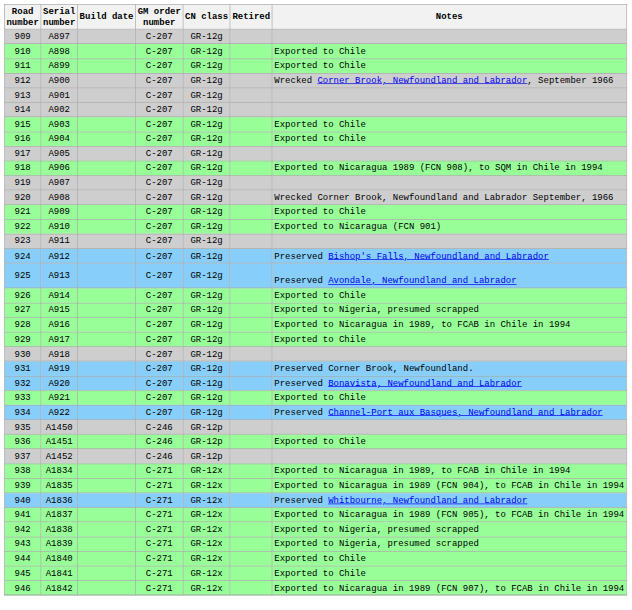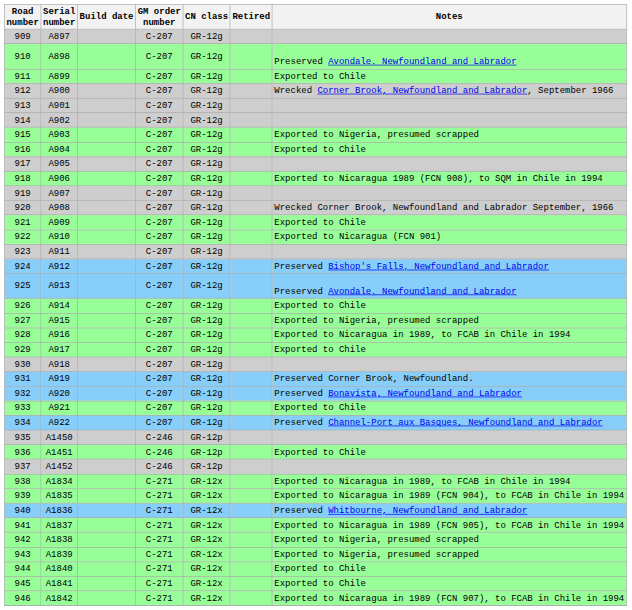(320, 51) Exported to Chile -> (395, 62) Preserved Avondale, Newfoundland and Labrador
(320, 124) Exported to Chile -> (377, 135) Exported to Nigeria, presumed scrapped
